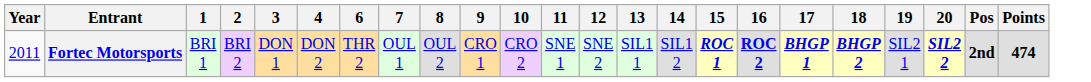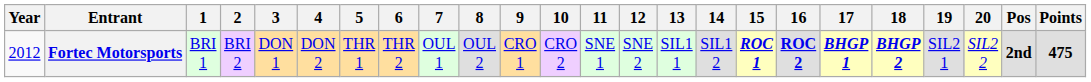+ column: (359, 17)
(24, 53) 2011 -> (24, 53) 2012
(945, 53) bold -> (983, 53) normal
(1024, 53) 474 -> (1061, 53) 475
